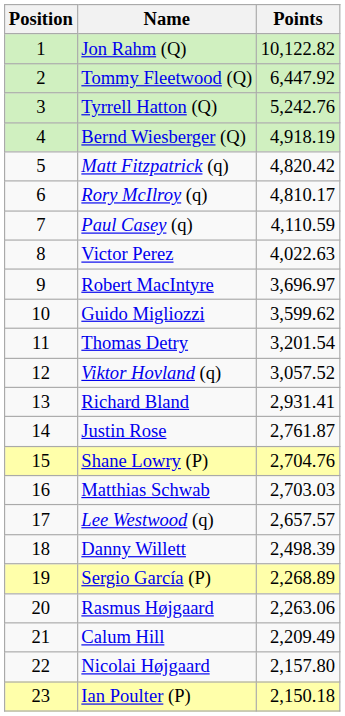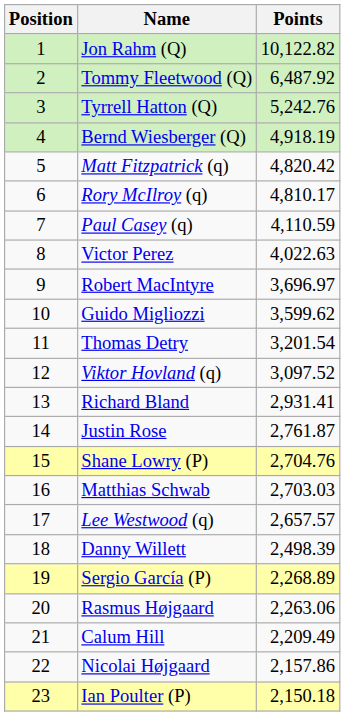(303, 78) 6,447.92 -> (303, 78) 6,487.92
(303, 372) 3,057.52 -> (303, 372) 3,097.52
(303, 666) 2,157.80 -> (303, 666) 2,157.86
